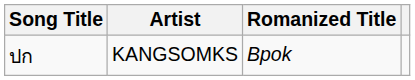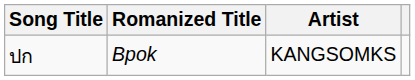columns swapped: (322, 19) <-> (175, 19)
